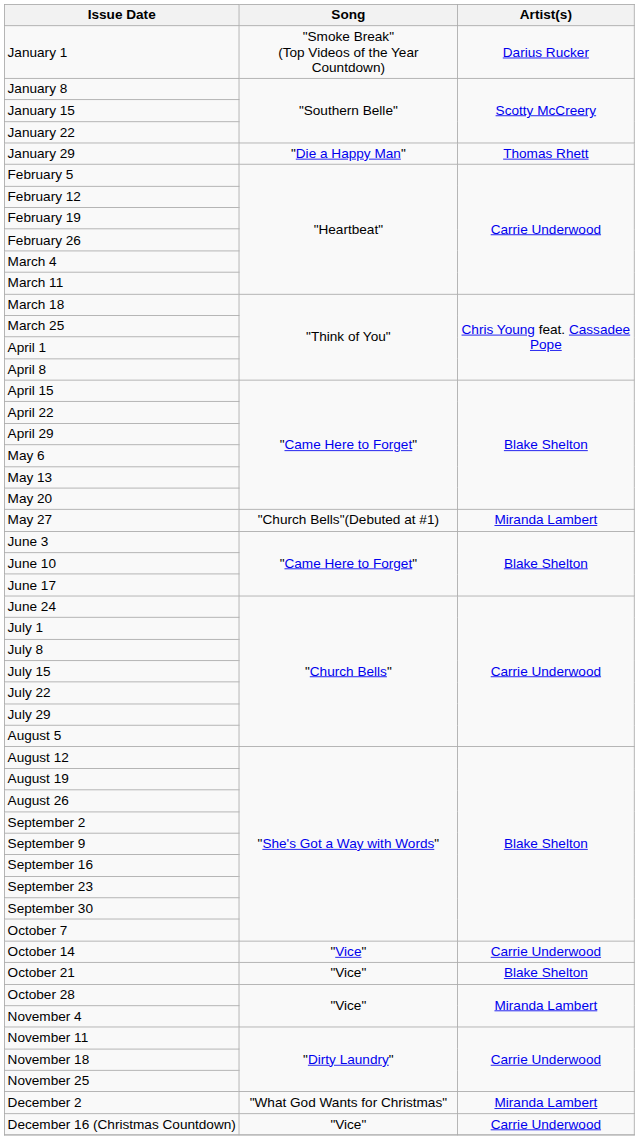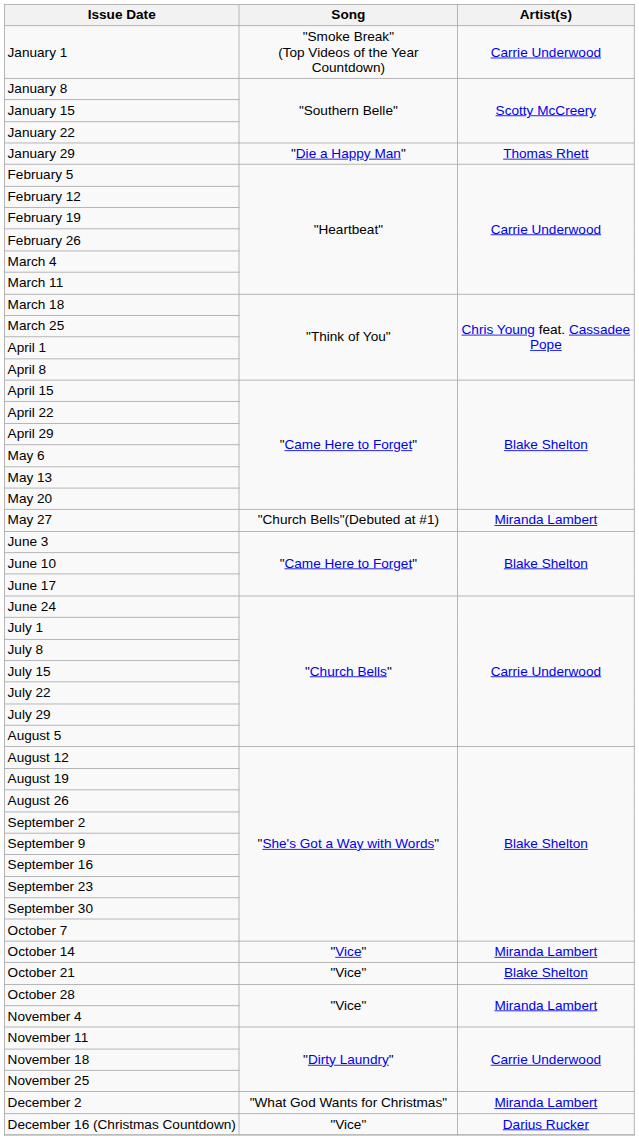(546, 52) Darius Rucker -> (546, 52) Carrie Underwood
(546, 951) Carrie Underwood -> (546, 951) Miranda Lambert
(546, 1124) Carrie Underwood -> (546, 1124) Darius Rucker
